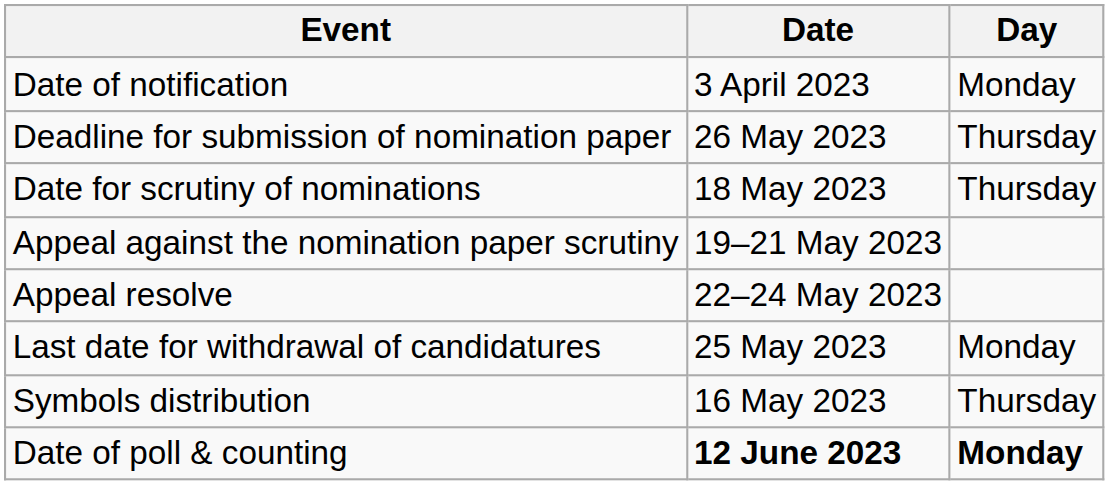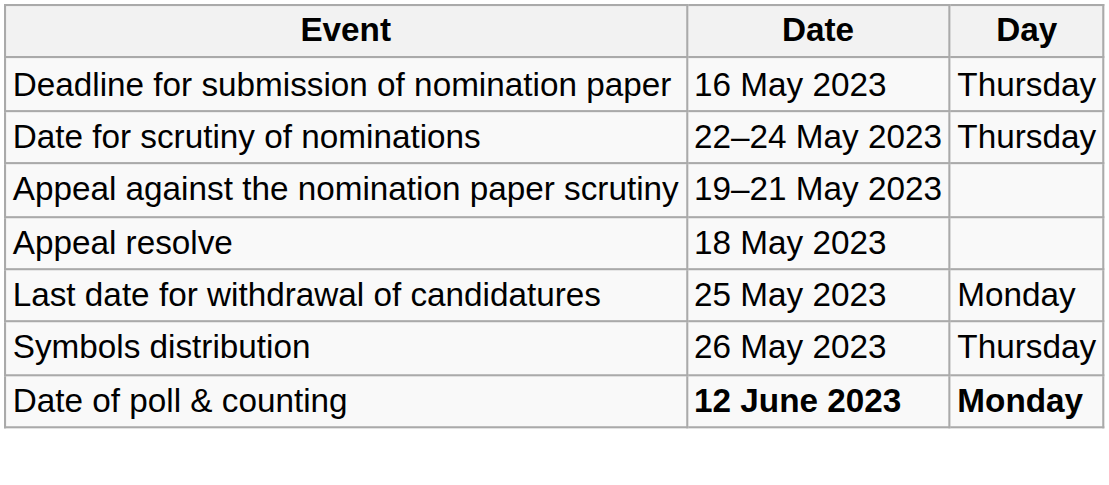- row: (151, 83)
(790, 136) 26 May 2023 -> (790, 83) 16 May 2023
(790, 189) 18 May 2023 -> (818, 136) 22–24 May 2023
(818, 294) 22–24 May 2023 -> (790, 242) 18 May 2023
(790, 400) 16 May 2023 -> (790, 347) 26 May 2023
